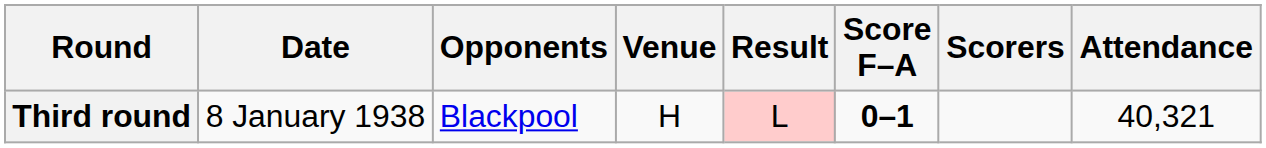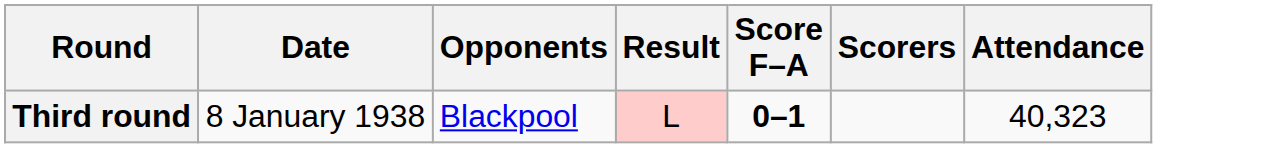- column: (669, 47)
(1166, 116) 40,321 -> (1058, 116) 40,323
